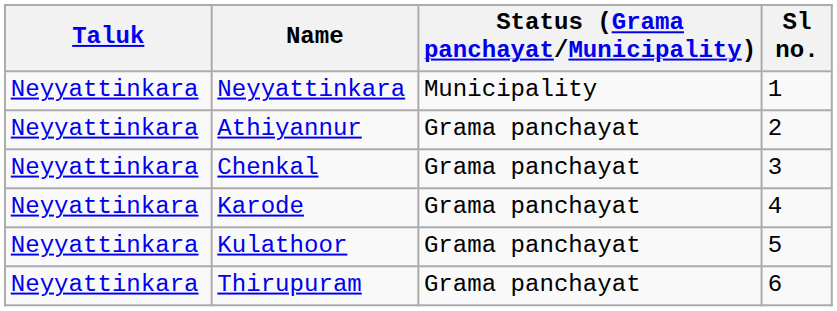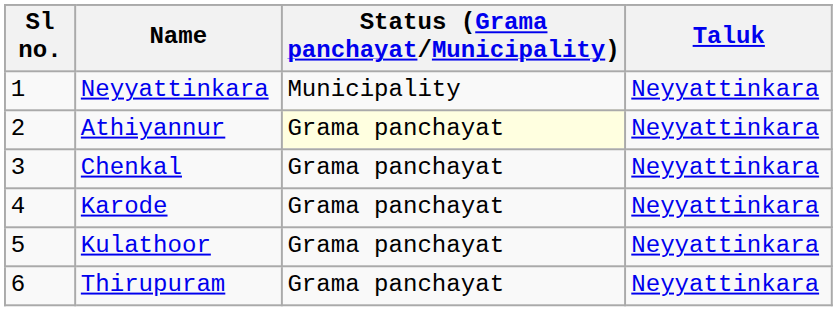columns swapped: (797, 38) <-> (108, 38)
(532, 130) no background -> (396, 130) lightyellow background
